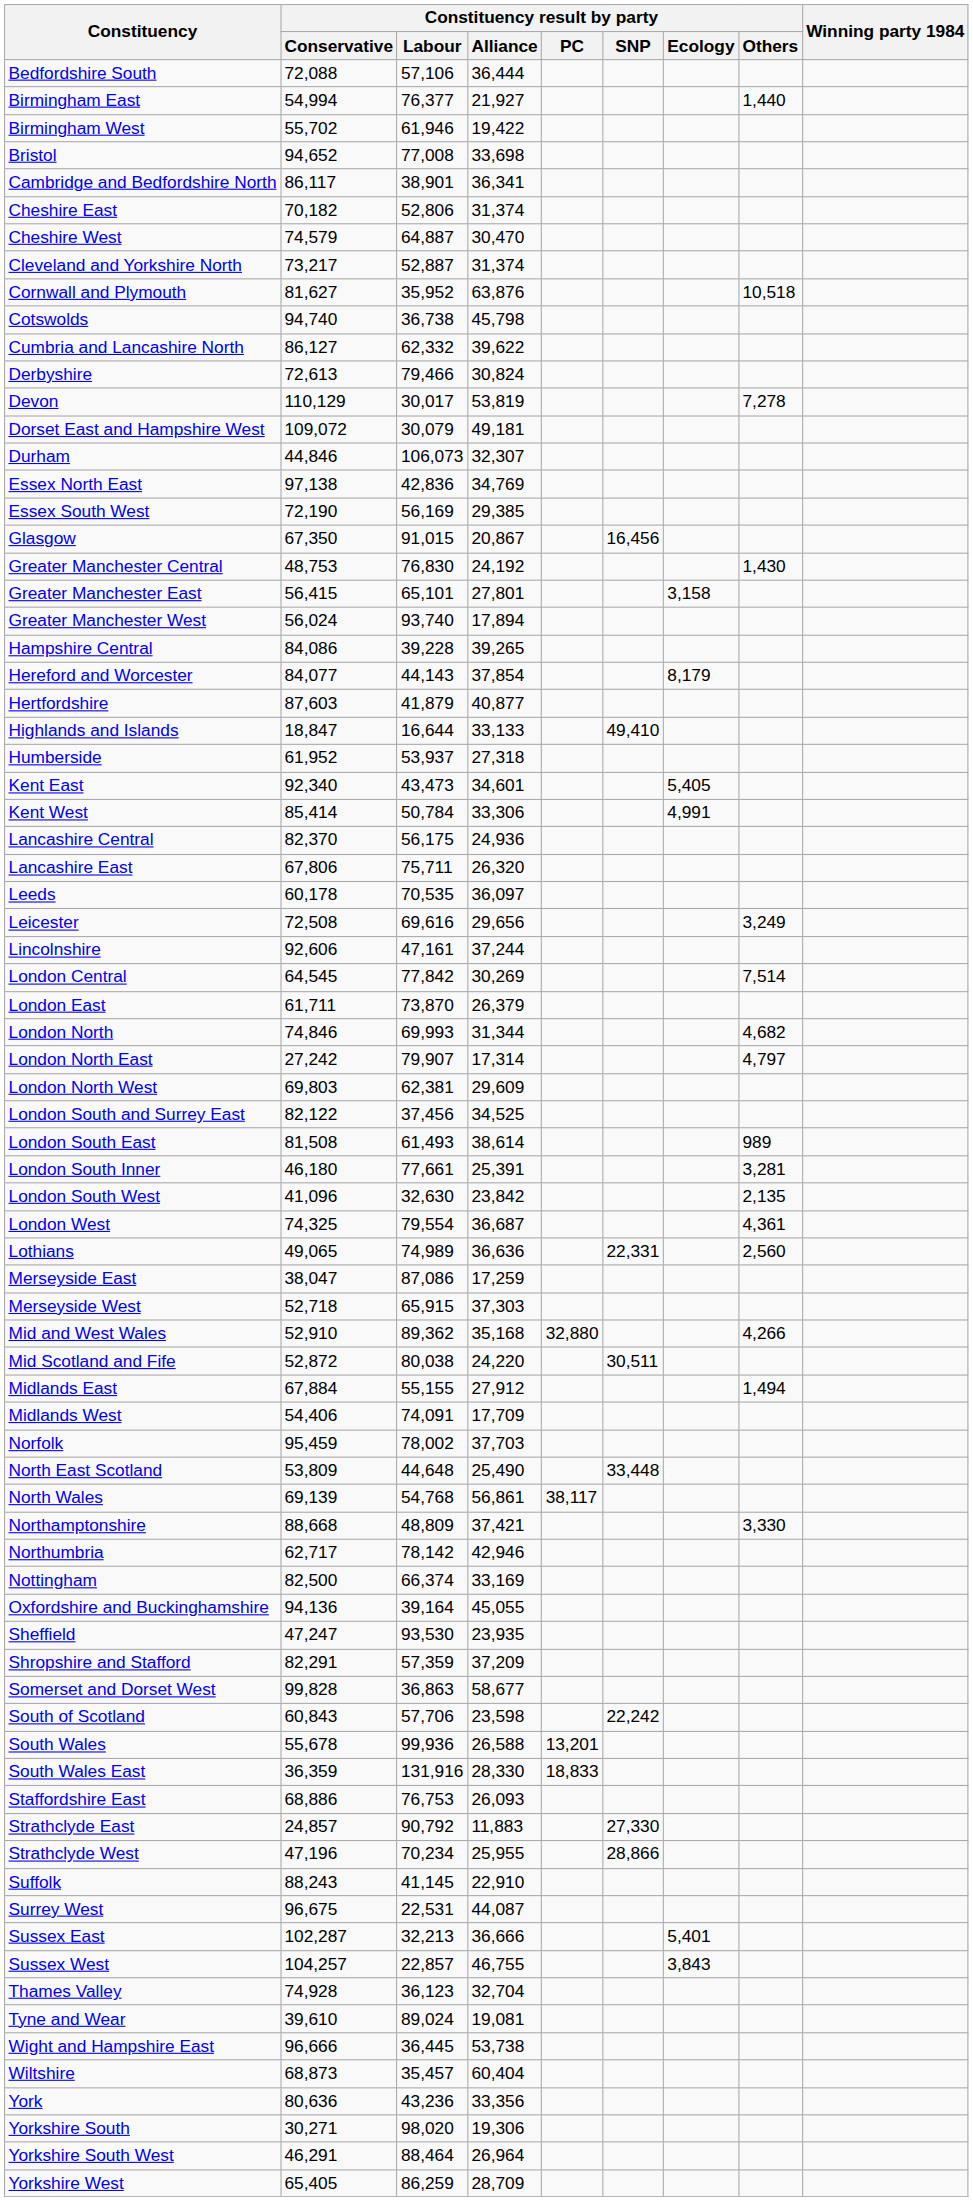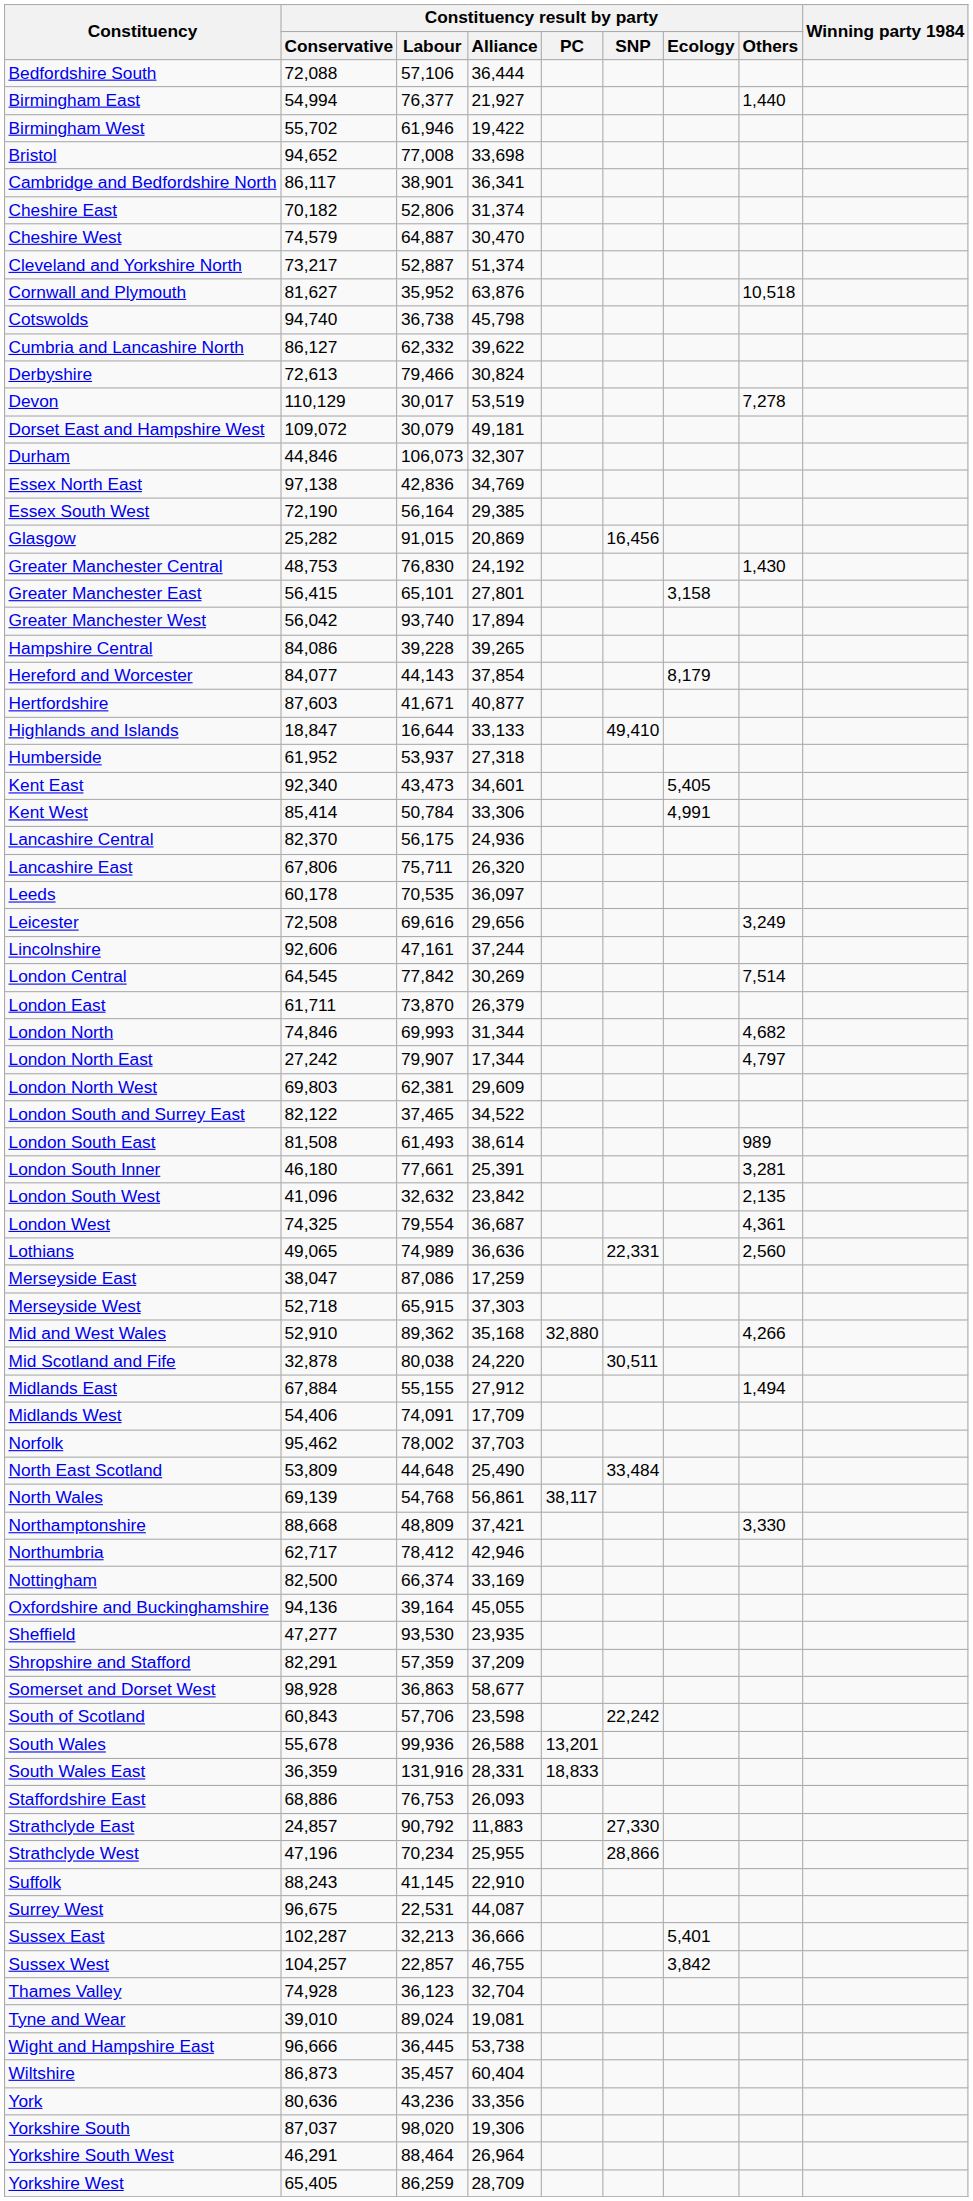(498, 264) 31,374 -> (498, 264) 51,374
(498, 401) 53,819 -> (498, 401) 53,519
(427, 511) 56,169 -> (427, 511) 56,164
(311, 538) 67,350 -> (311, 538) 25,282
(498, 538) 20,867 -> (498, 538) 20,869
(311, 621) 56,024 -> (311, 621) 56,042
(427, 703) 41,879 -> (427, 703) 41,671
(498, 1059) 17,314 -> (498, 1059) 17,344
(427, 1114) 37,456 -> (427, 1114) 37,465
(498, 1114) 34,525 -> (498, 1114) 34,522
(427, 1196) 32,630 -> (427, 1196) 32,632
(311, 1361) 52,872 -> (311, 1361) 32,878
(311, 1443) 95,459 -> (311, 1443) 95,462
(633, 1470) 33,448 -> (633, 1470) 33,484
(427, 1552) 78,142 -> (427, 1552) 78,412
(311, 1635) 47,247 -> (311, 1635) 47,277
(311, 1689) 99,828 -> (311, 1689) 98,928
(498, 1772) 28,330 -> (498, 1772) 28,331
(689, 1963) 3,843 -> (689, 1963) 3,842
(311, 2018) 39,610 -> (311, 2018) 39,010
(311, 2073) 68,873 -> (311, 2073) 86,873
(311, 2128) 30,271 -> (311, 2128) 87,037
